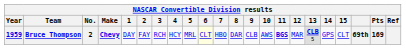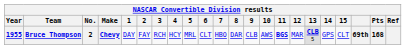(14, 35) 1959 -> (14, 35) 1955
(206, 35) lightyellow background -> (206, 35) no background
(378, 35) 169 -> (378, 35) 168
